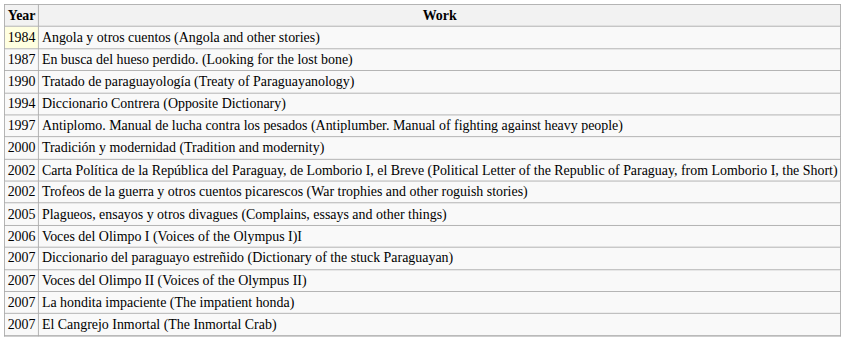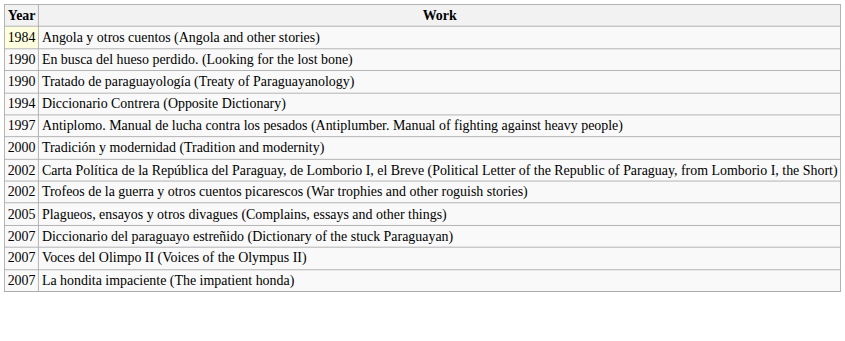(22, 59) 1987 -> (22, 59) 1990
- row: (172, 236)
- row: (159, 324)
